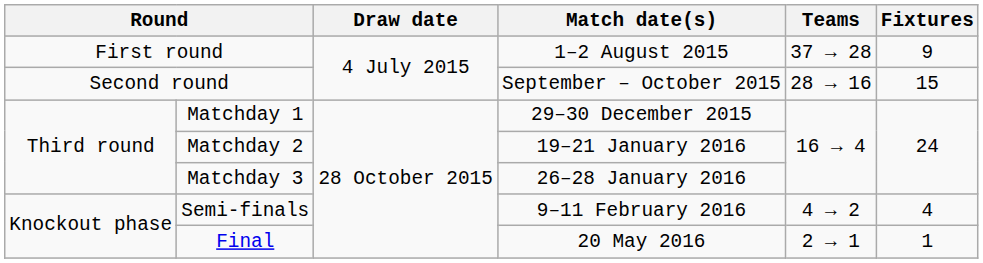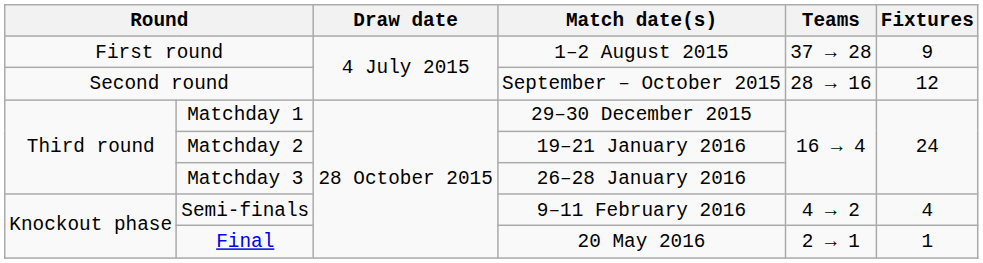(927, 84) 15 -> (927, 84) 12
